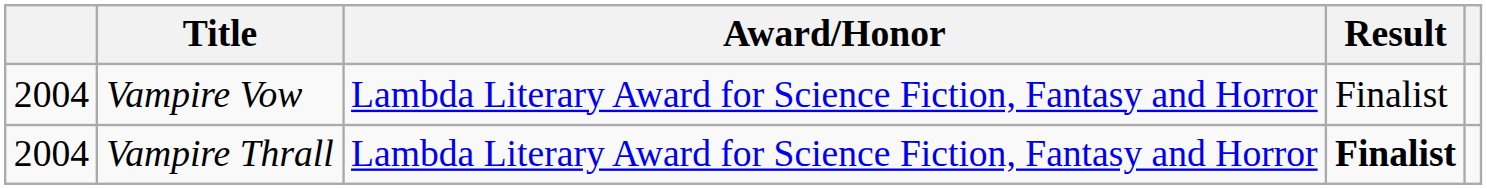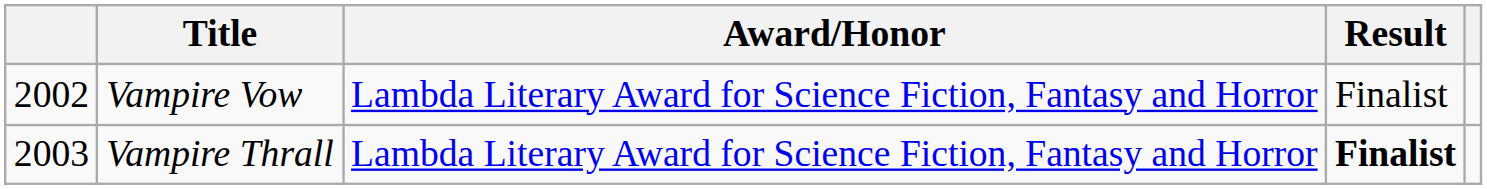(51, 93) 2004 -> (51, 93) 2002
(51, 153) 2004 -> (51, 153) 2003
